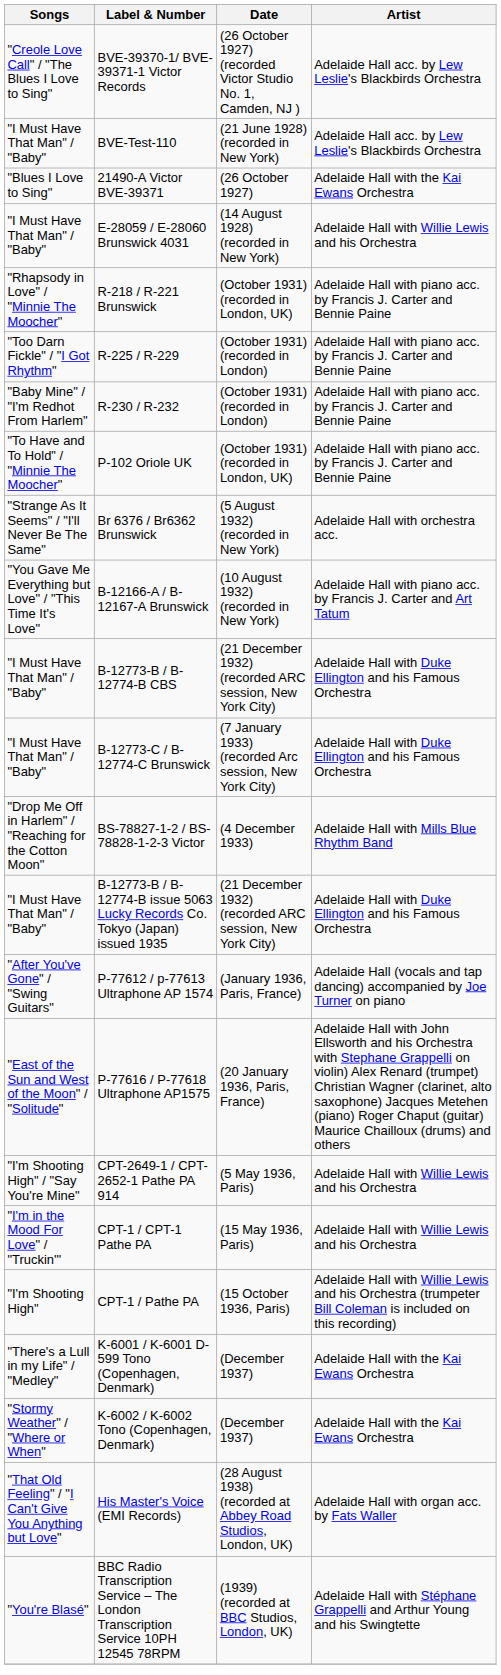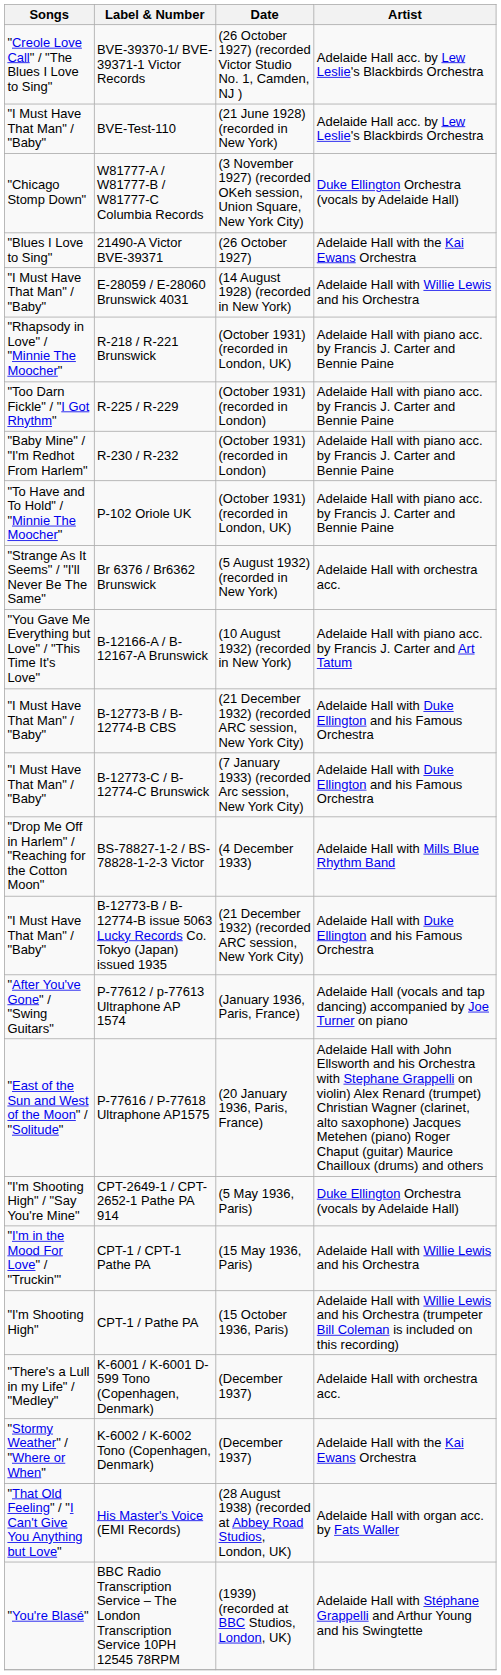+ row: (150, 193)
(401, 1180) Adelaide Hall with Willie Lewis and his Orchestra -> (389, 1201) Duke Ellington Orchestra (vocals by Adelaide Hall)
(388, 1366) Adelaide Hall with the Kai Ewans Orchestra -> (397, 1386) Adelaide Hall with orchestra acc.
